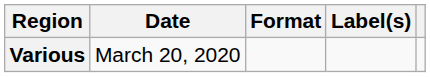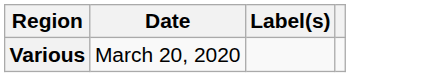- column: (286, 21)
